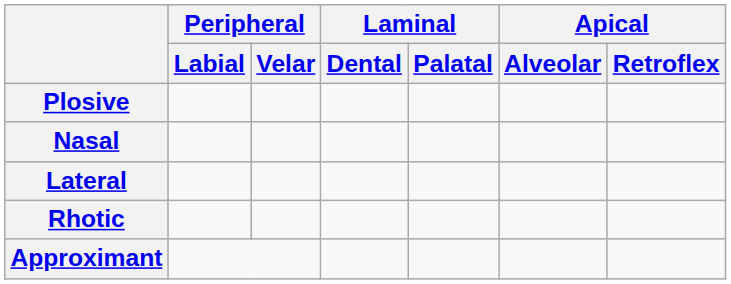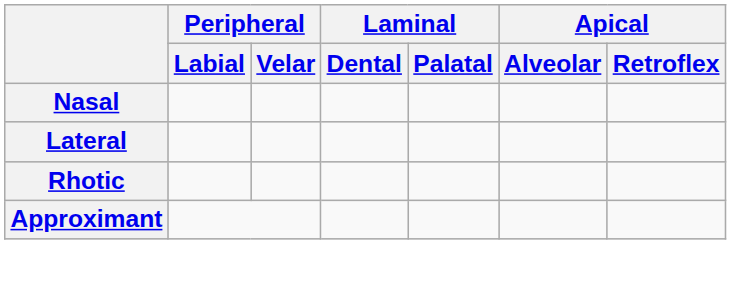- row: (86, 102)
